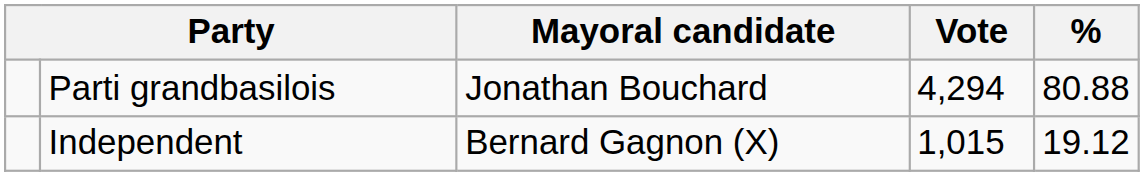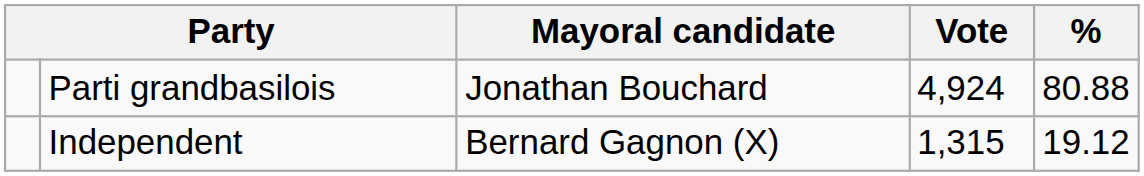(961, 87) 4,294 -> (961, 87) 4,924
(961, 142) 1,015 -> (961, 142) 1,315
